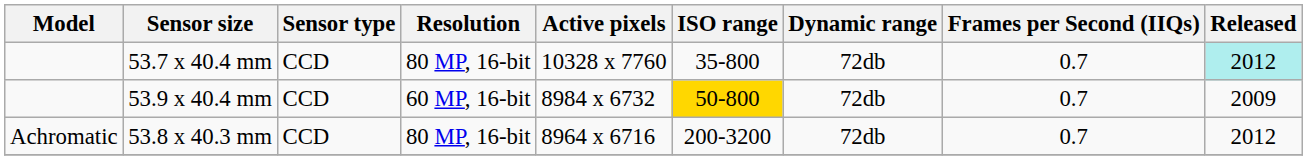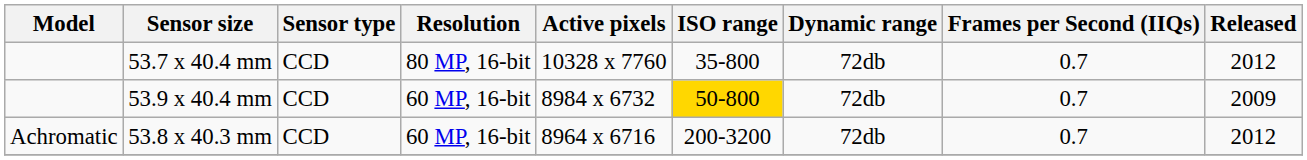(1253, 61) paleturquoise background -> (1253, 61) no background
(468, 136) 80 MP, 16-bit -> (468, 136) 60 MP, 16-bit
